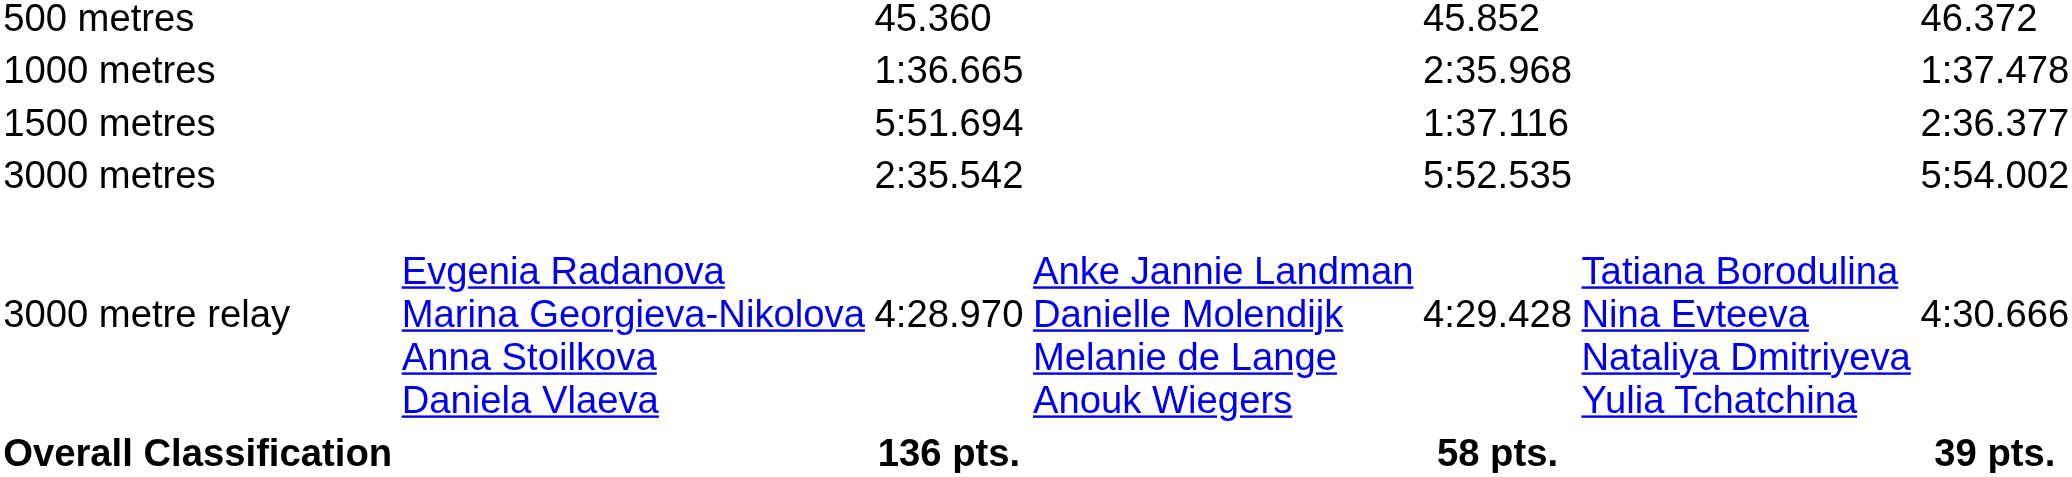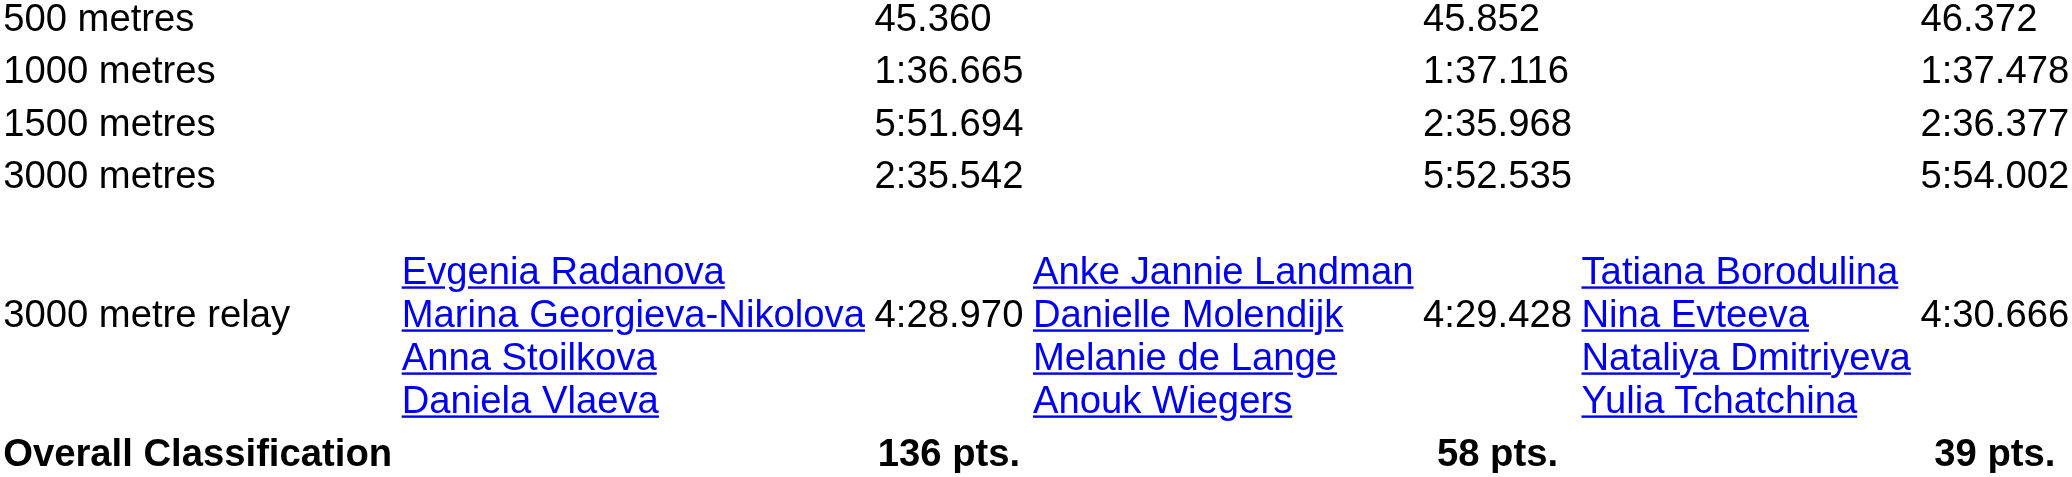(1498, 70) 2:35.968 -> (1496, 70) 1:37.116
(1496, 123) 1:37.116 -> (1498, 123) 2:35.968
